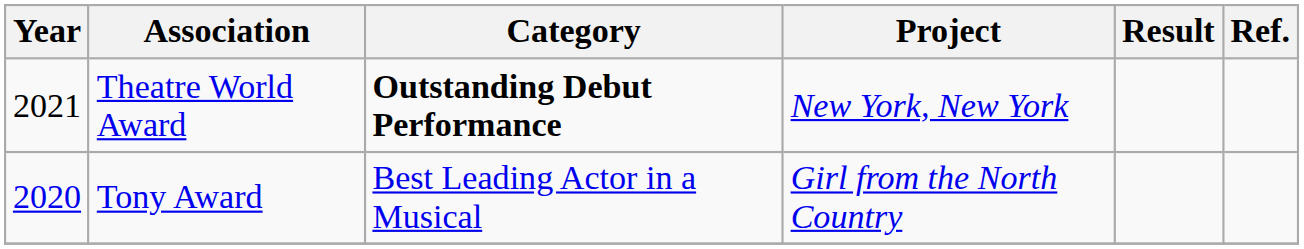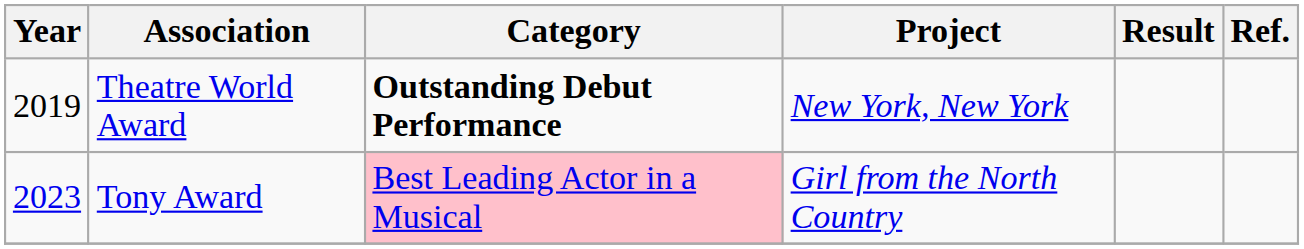(47, 104) 2021 -> (47, 104) 2019
(47, 197) 2020 -> (47, 197) 2023
(534, 197) no background -> (534, 197) pink background
